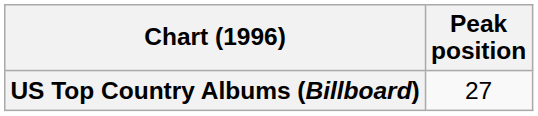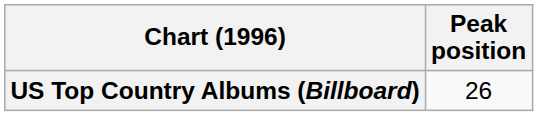(479, 90) 27 -> (479, 90) 26
